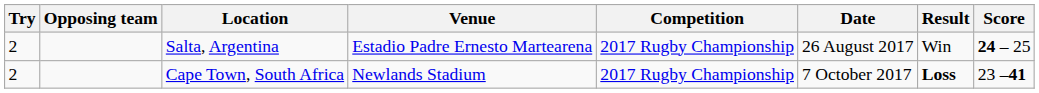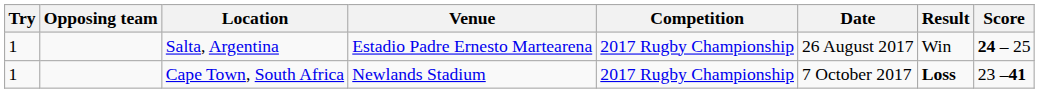(13, 46) 2 -> (13, 46) 1
(13, 74) 2 -> (13, 74) 1
